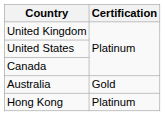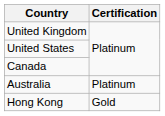(104, 84) Gold -> (114, 84) Platinum
(114, 102) Platinum -> (104, 102) Gold
